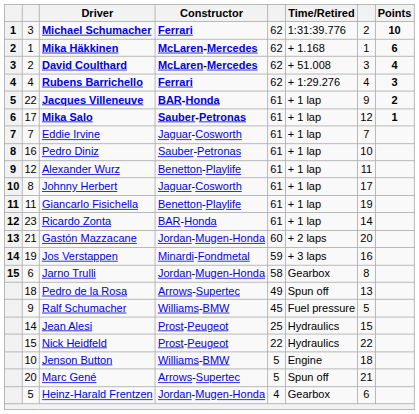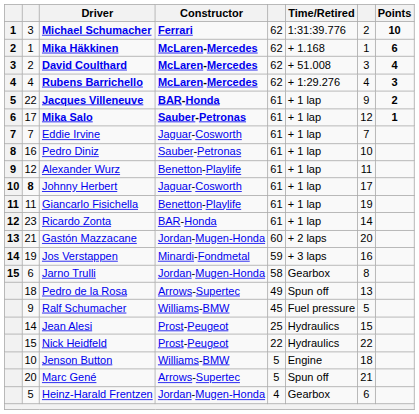(175, 82) Ferrari -> (208, 82) McLaren-Mercedes
(31, 186) normal -> (31, 186) bold
